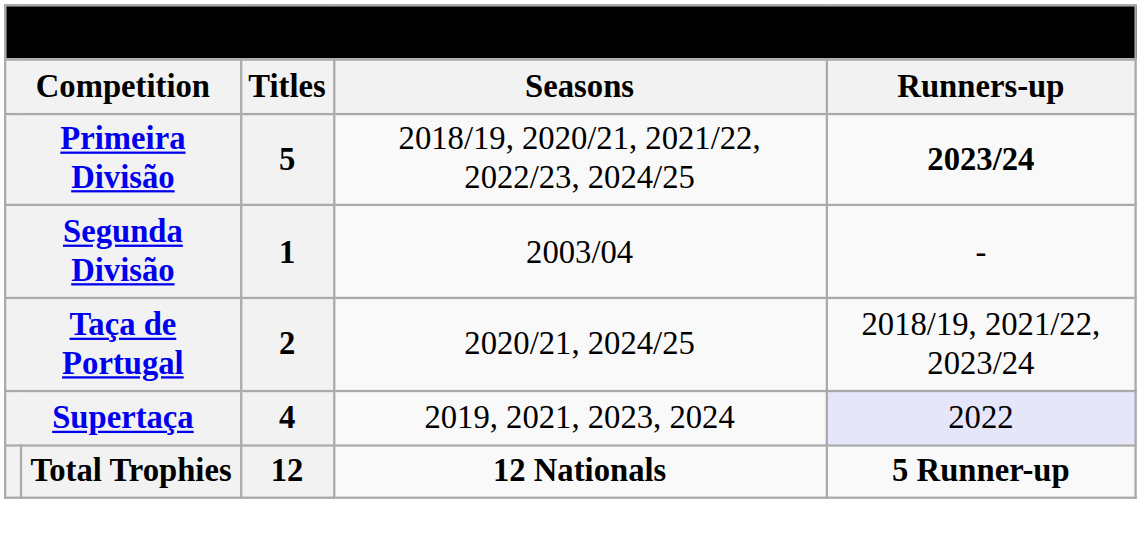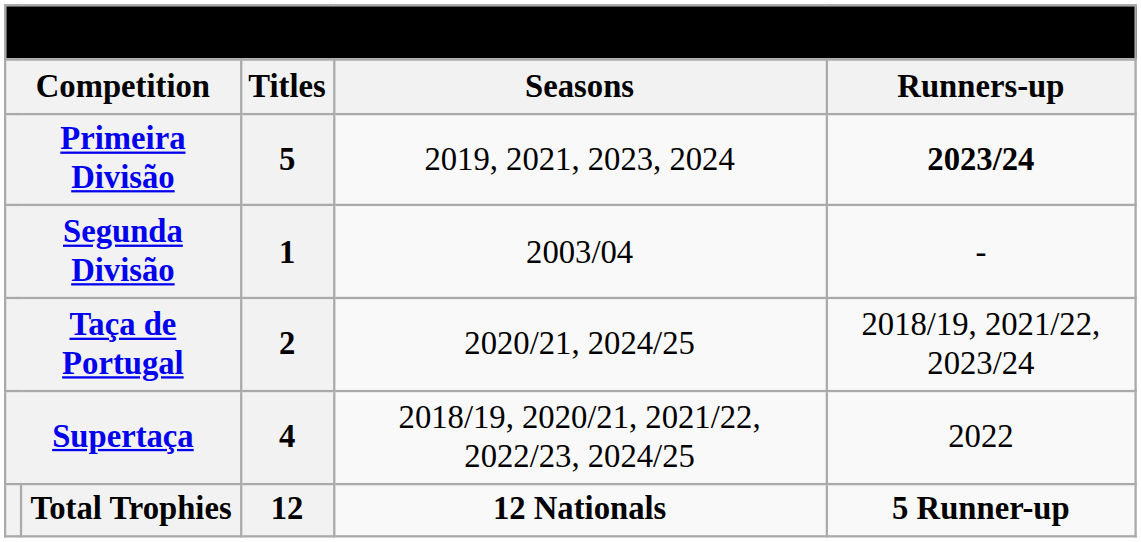(580, 158) 2018/19, 2020/21, 2021/22, 2022/23, 2024/25 -> (580, 158) 2019, 2021, 2023, 2024
(580, 417) 2019, 2021, 2023, 2024 -> (580, 436) 2018/19, 2020/21, 2021/22, 2022/23, 2024/25
(981, 417) lavender background -> (981, 436) no background
